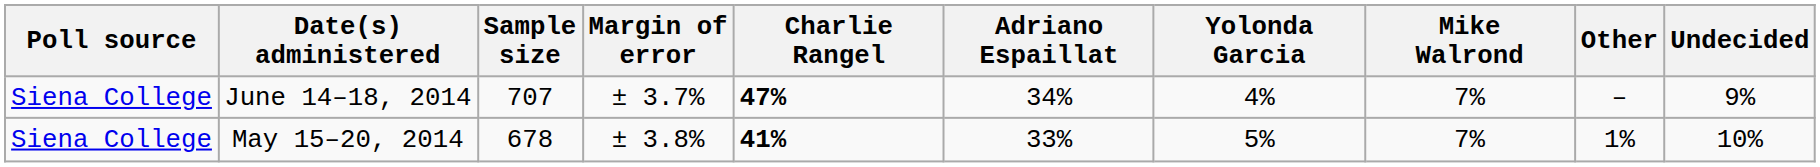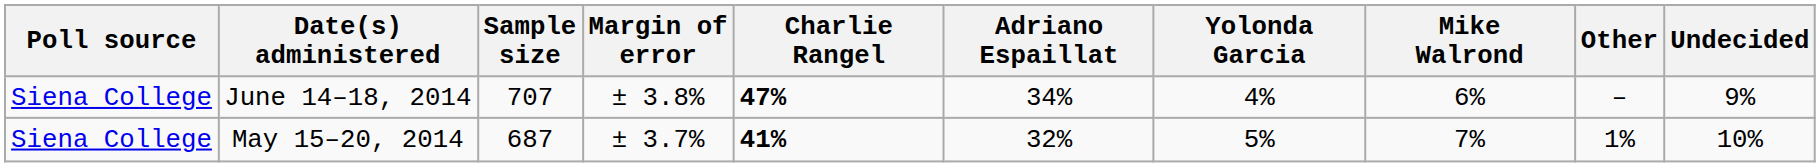(658, 98) ± 3.7% -> (658, 98) ± 3.8%
(1470, 98) 7% -> (1470, 98) 6%
(530, 140) 678 -> (530, 140) 687
(658, 140) ± 3.8% -> (658, 140) ± 3.7%
(1049, 140) 33% -> (1049, 140) 32%
